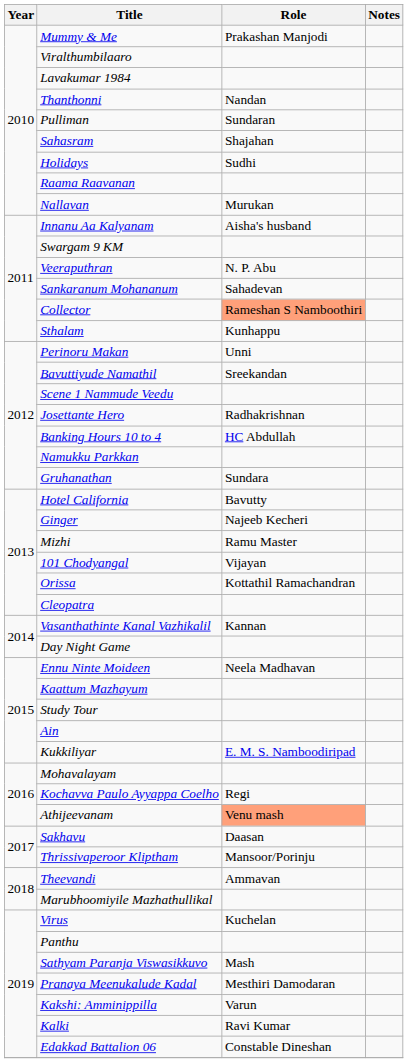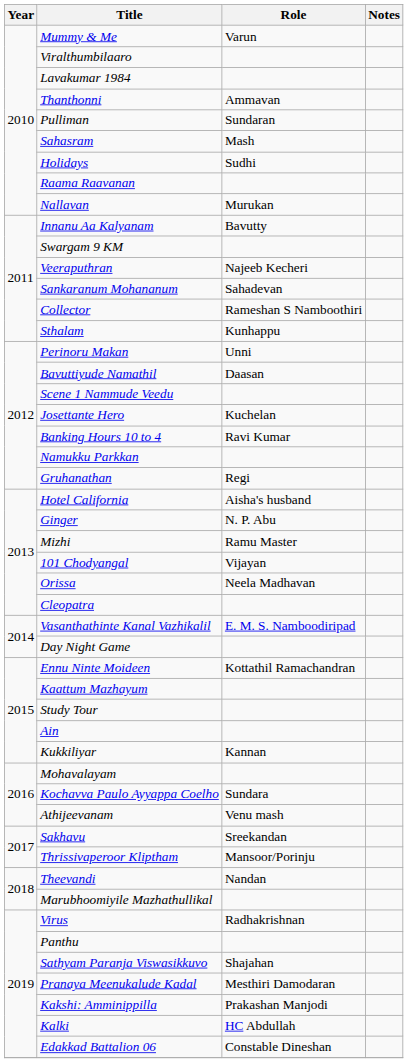(276, 36) Prakashan Manjodi -> (241, 36) Varun
(246, 99) Nandan -> (253, 99) Ammavan
(249, 141) Shajahan -> (240, 141) Mash
(268, 225) Aisha's husband -> (246, 225) Bavutty
(250, 267) N. P. Abu -> (266, 267) Najeeb Kecheri
(294, 309) lightsalmon background -> (294, 309) no background
(256, 373) Sreekandan -> (244, 373) Daasan
(265, 415) Radhakrishnan -> (250, 415) Kuchelan
(260, 436) HC Abdullah -> (258, 436) Ravi Kumar
(247, 478) Sundara -> (237, 478) Regi
(246, 499) Bavutty -> (268, 499) Aisha's husband
(266, 520) Najeeb Kecheri -> (250, 520) N. P. Abu
(290, 583) Kottathil Ramachandran -> (270, 583) Neela Madhavan
(246, 625) Kannan -> (290, 625) E. M. S. Namboodiripad
(270, 667) Neela Madhavan -> (290, 667) Kottathil Ramachandran
(290, 752) E. M. S. Namboodiripad -> (246, 752) Kannan
(237, 794) Regi -> (247, 794) Sundara
(254, 815) lightsalmon background -> (254, 815) no background
(244, 836) Daasan -> (256, 836) Sreekandan
(253, 878) Ammavan -> (246, 878) Nandan
(250, 920) Kuchelan -> (265, 920) Radhakrishnan
(240, 962) Mash -> (249, 962) Shajahan
(241, 1004) Varun -> (276, 1004) Prakashan Manjodi
(258, 1025) Ravi Kumar -> (260, 1025) HC Abdullah
